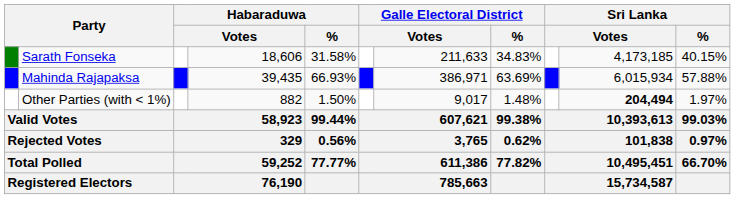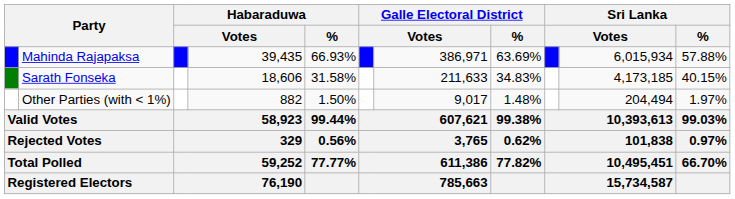rows swapped: (81, 78) <-> (69, 57)
(649, 99) bold -> (649, 99) normal
